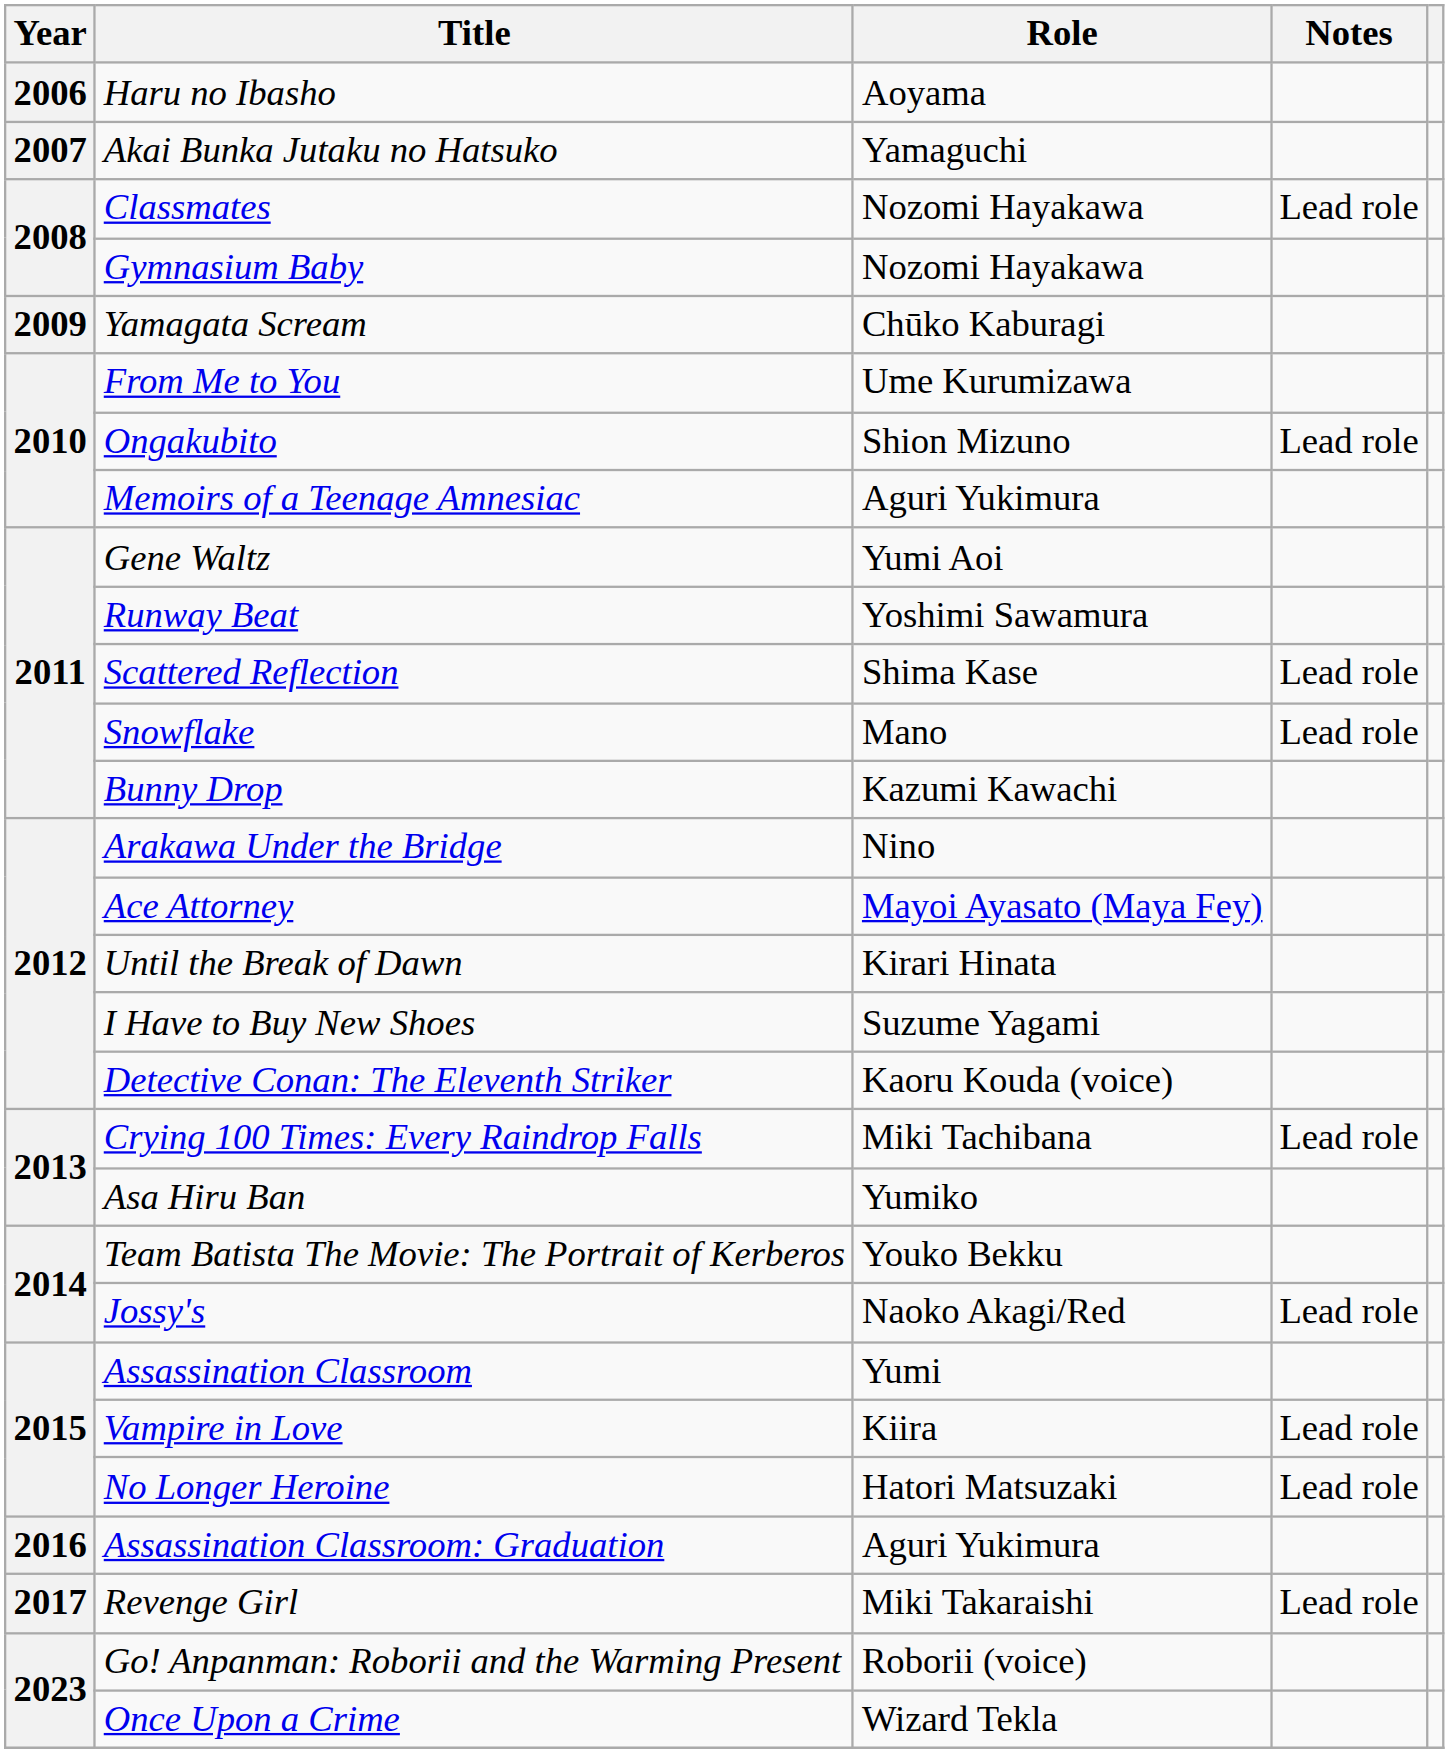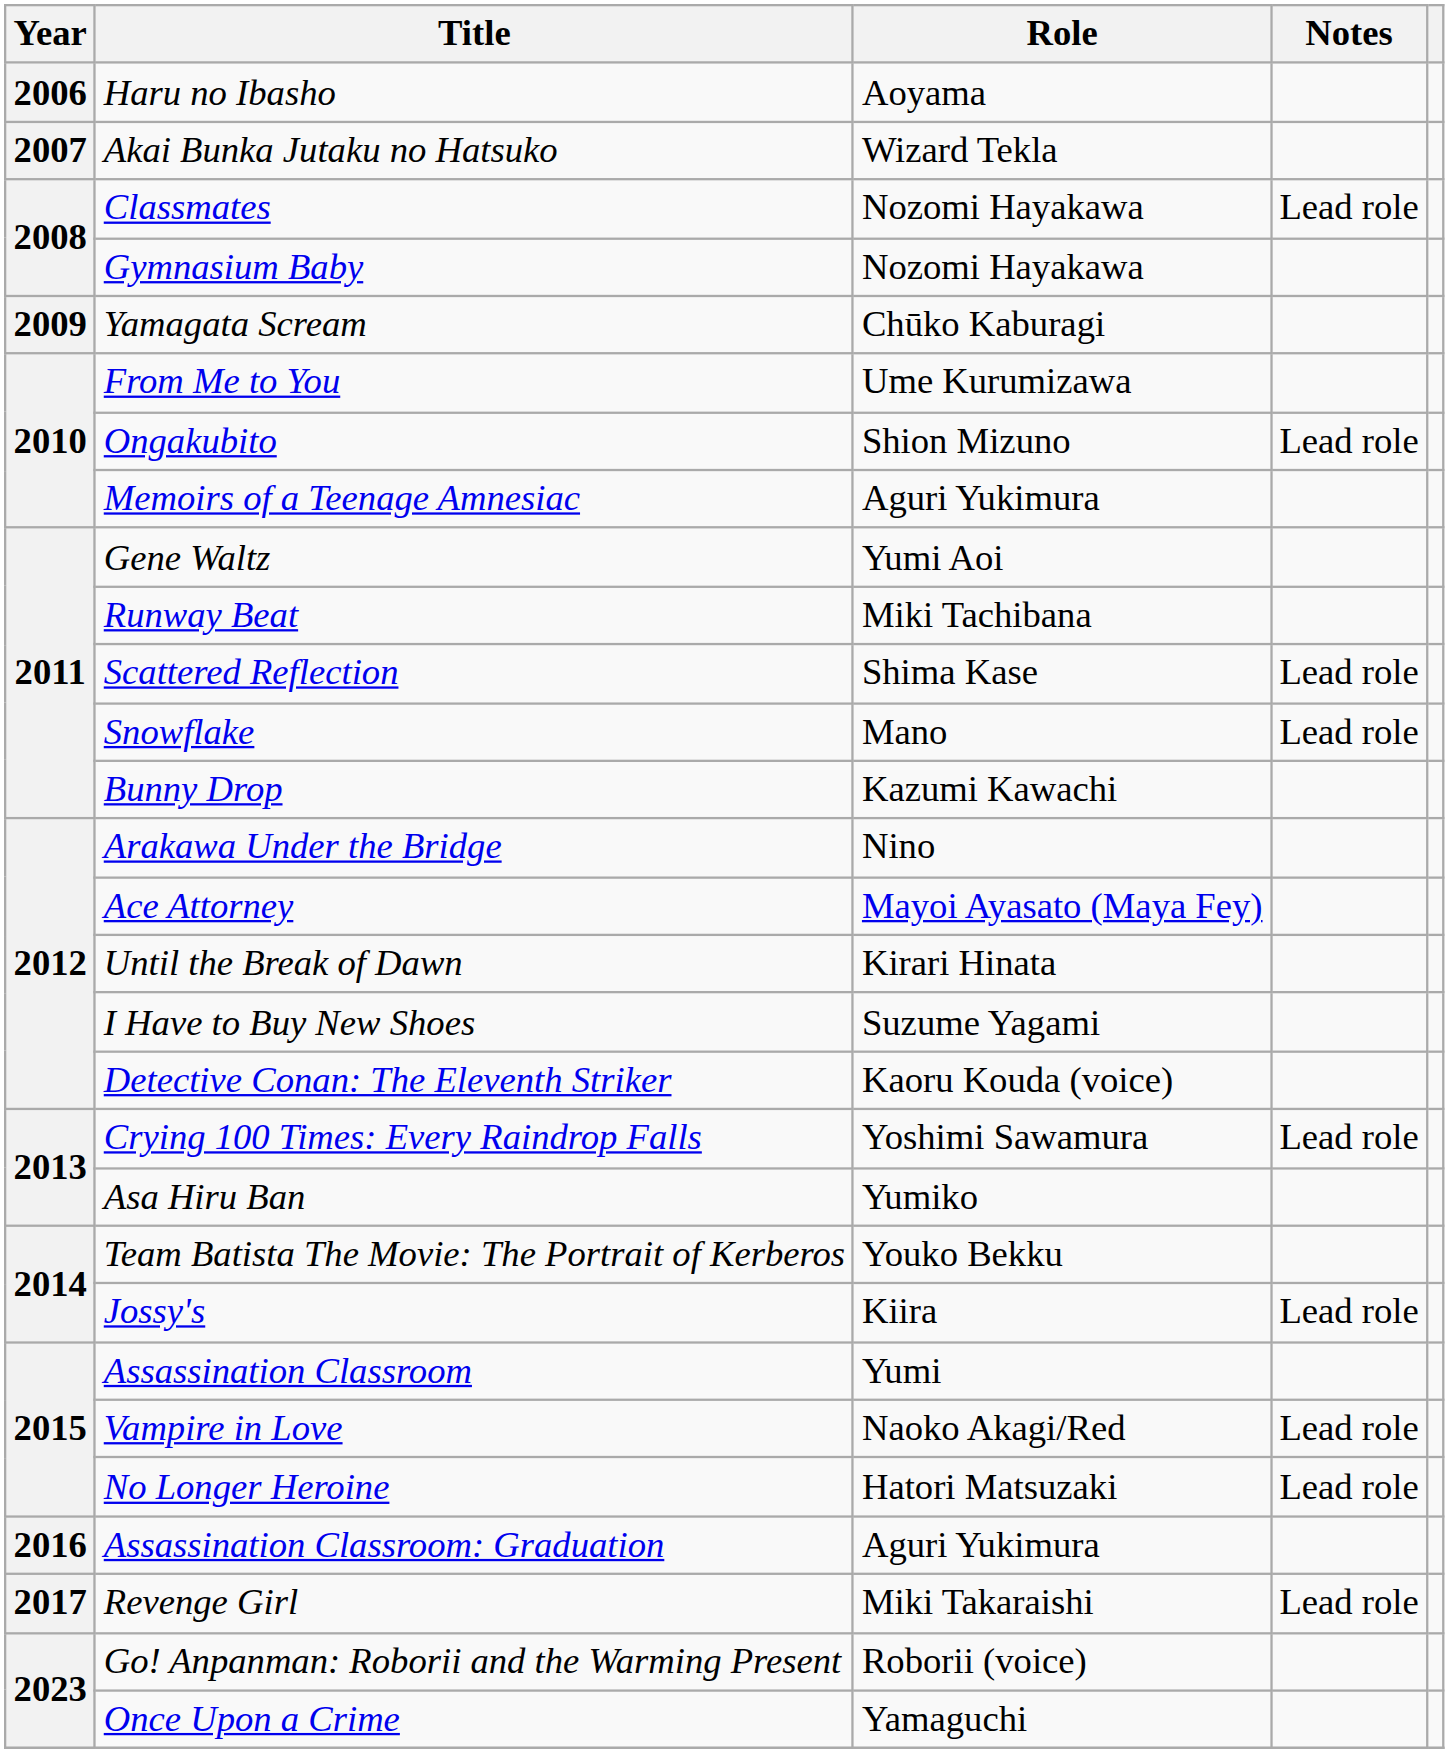(945, 149) Yamaguchi -> (960, 149) Wizard Tekla
(1005, 614) Yoshimi Sawamura -> (977, 614) Miki Tachibana
(977, 1137) Miki Tachibana -> (1005, 1137) Yoshimi Sawamura
(994, 1311) Naoko Akagi/Red -> (900, 1311) Kiira
(900, 1428) Kiira -> (994, 1428) Naoko Akagi/Red
(960, 1718) Wizard Tekla -> (945, 1718) Yamaguchi
